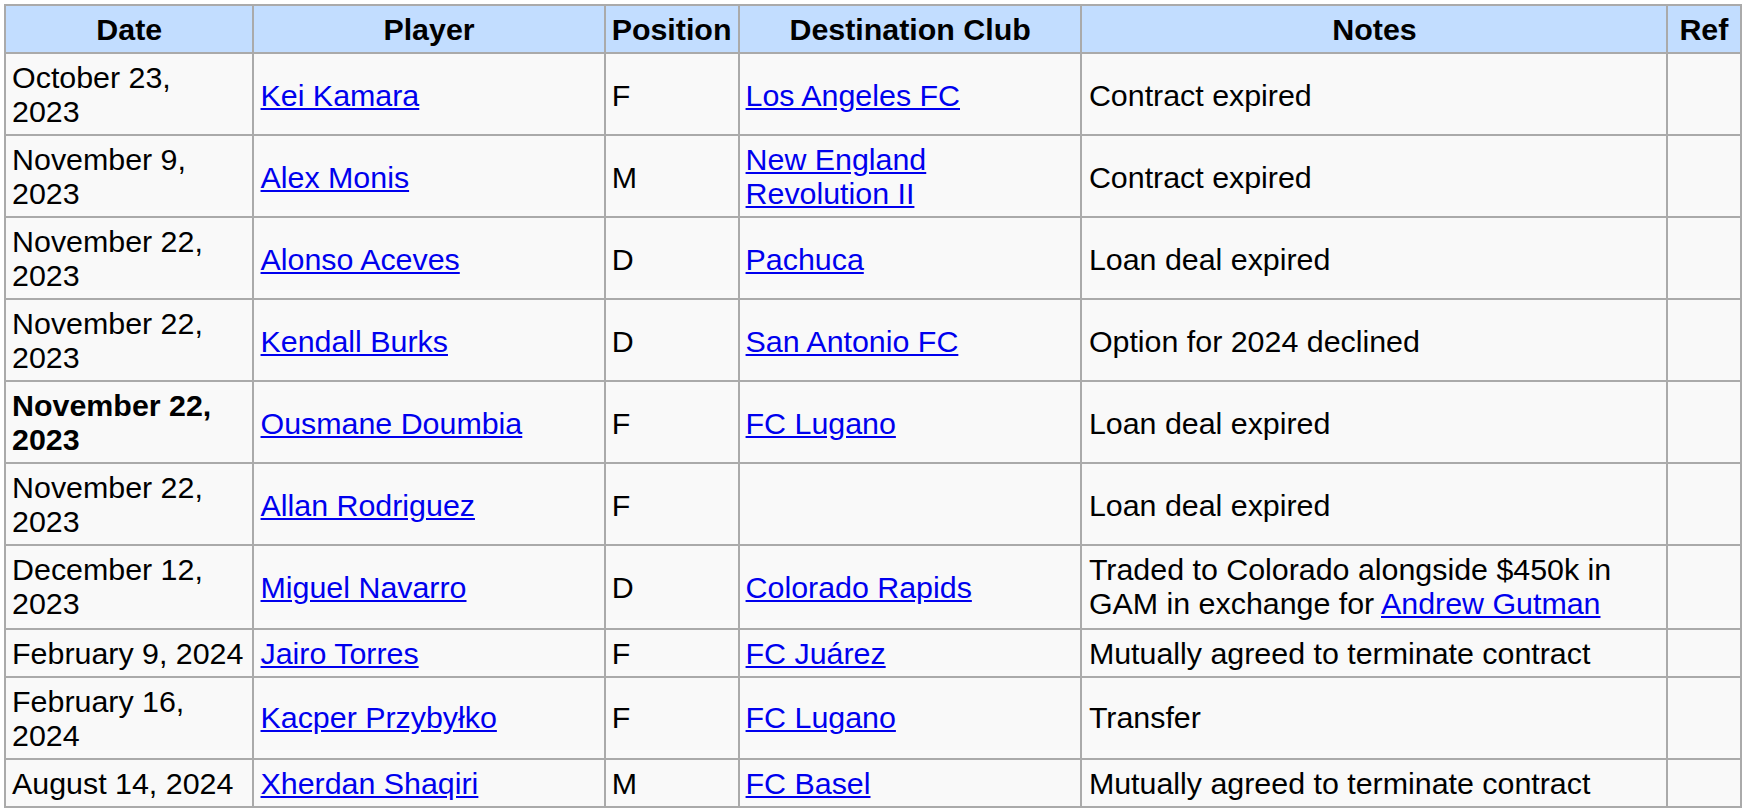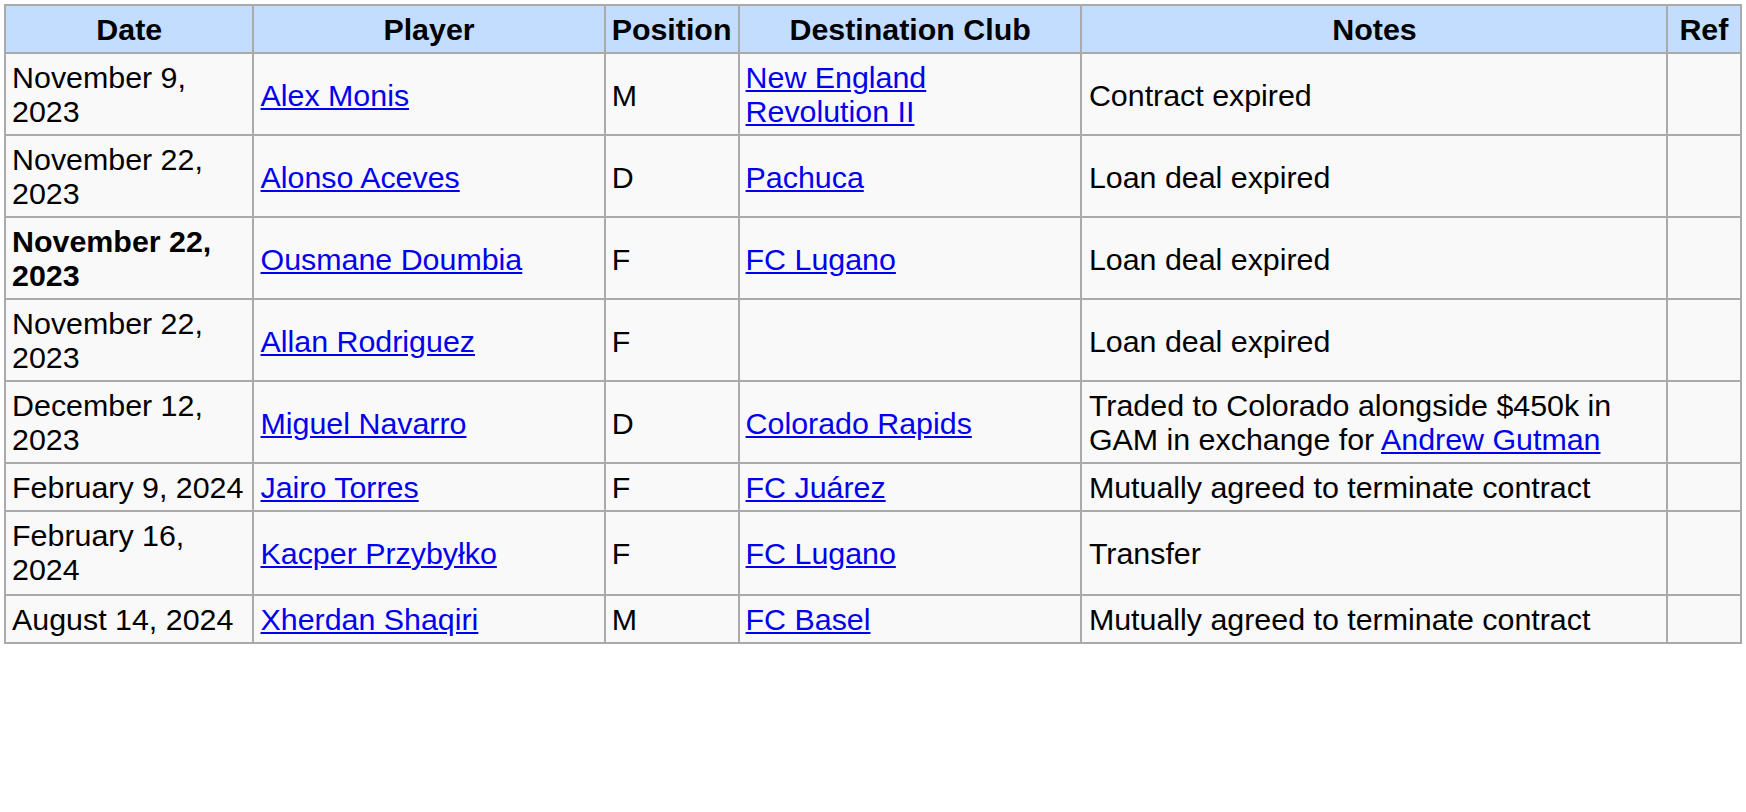- row: (340, 94)
- row: (354, 341)
